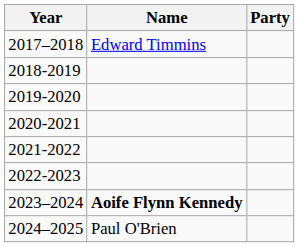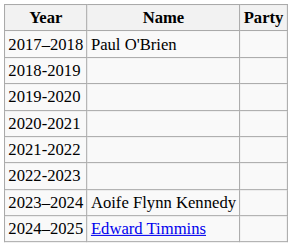(148, 44) Edward Timmins -> (134, 44) Paul O'Brien
(167, 202) bold -> (163, 202) normal
(134, 228) Paul O'Brien -> (148, 228) Edward Timmins
